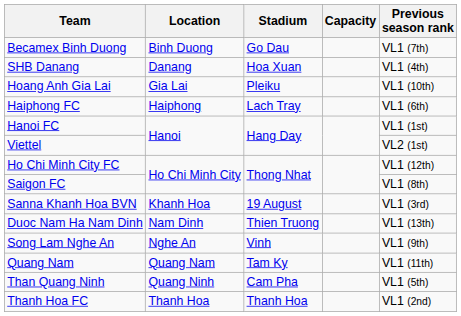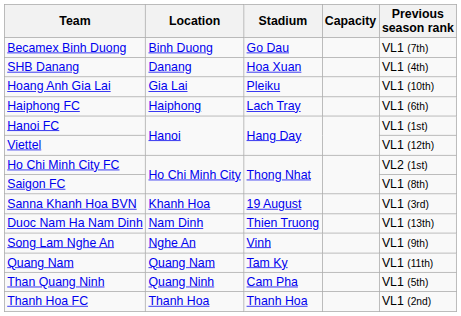(405, 145) VL2 (1st) -> (408, 145) VL1 (12th)
(408, 164) VL1 (12th) -> (405, 164) VL2 (1st)
